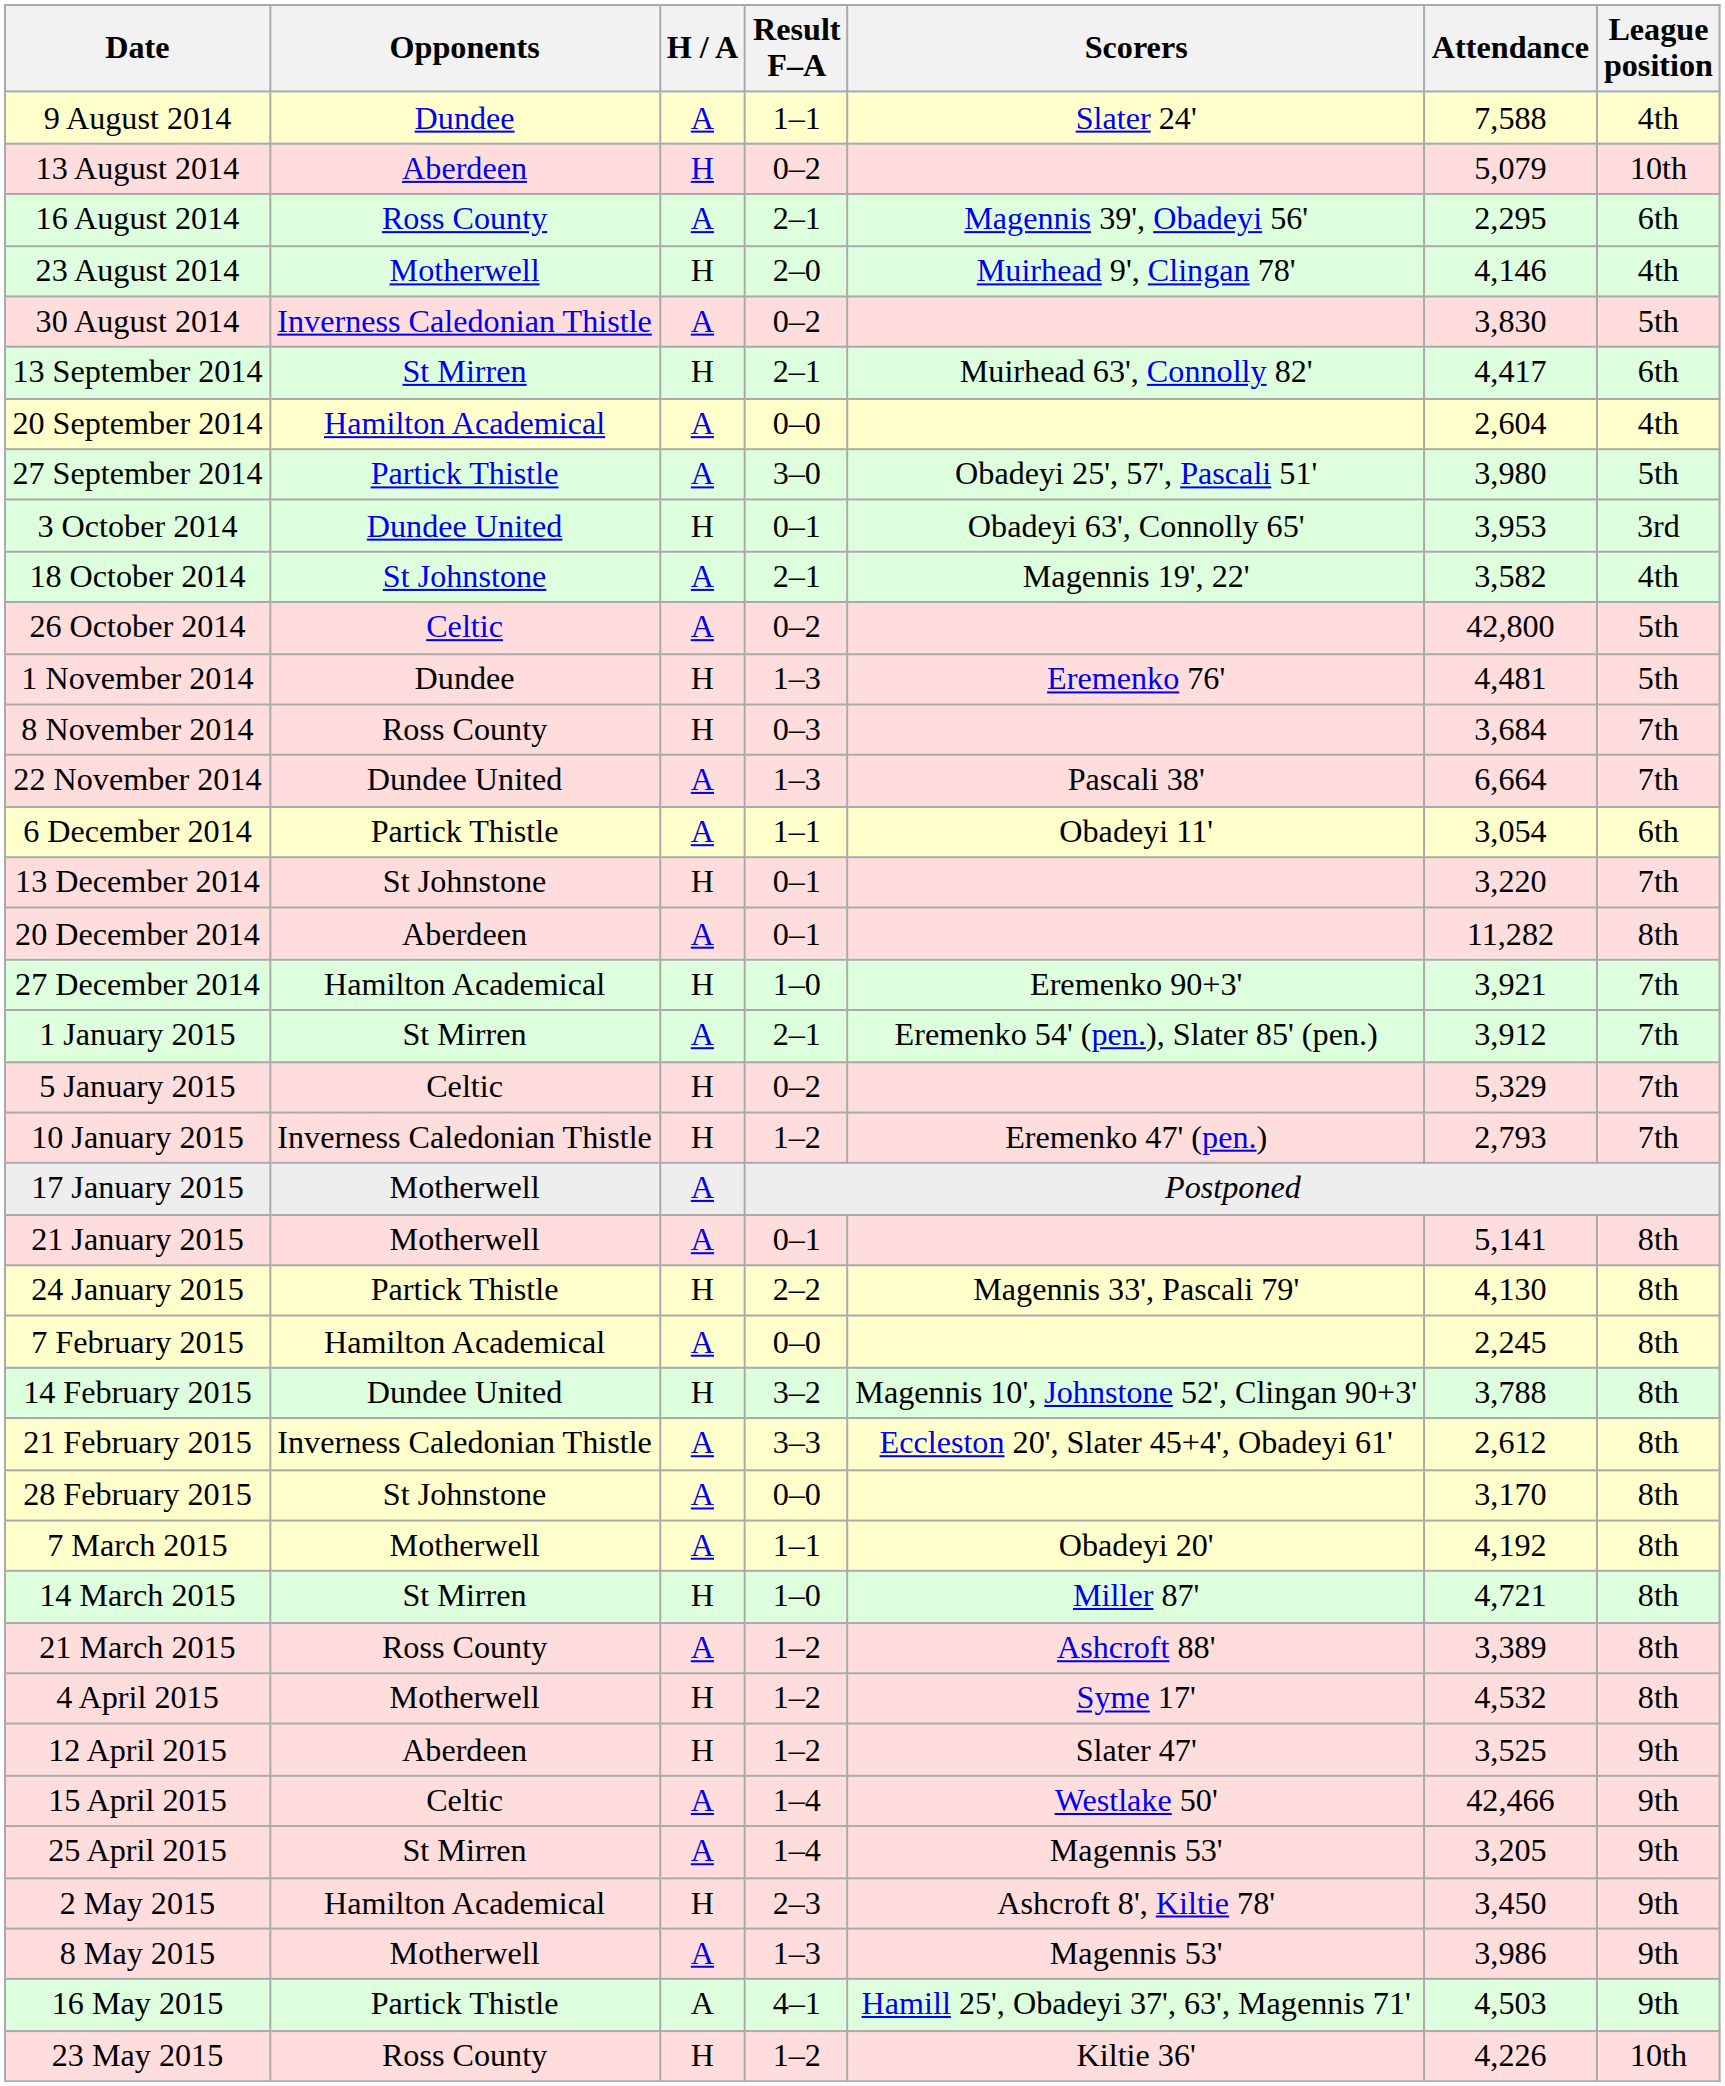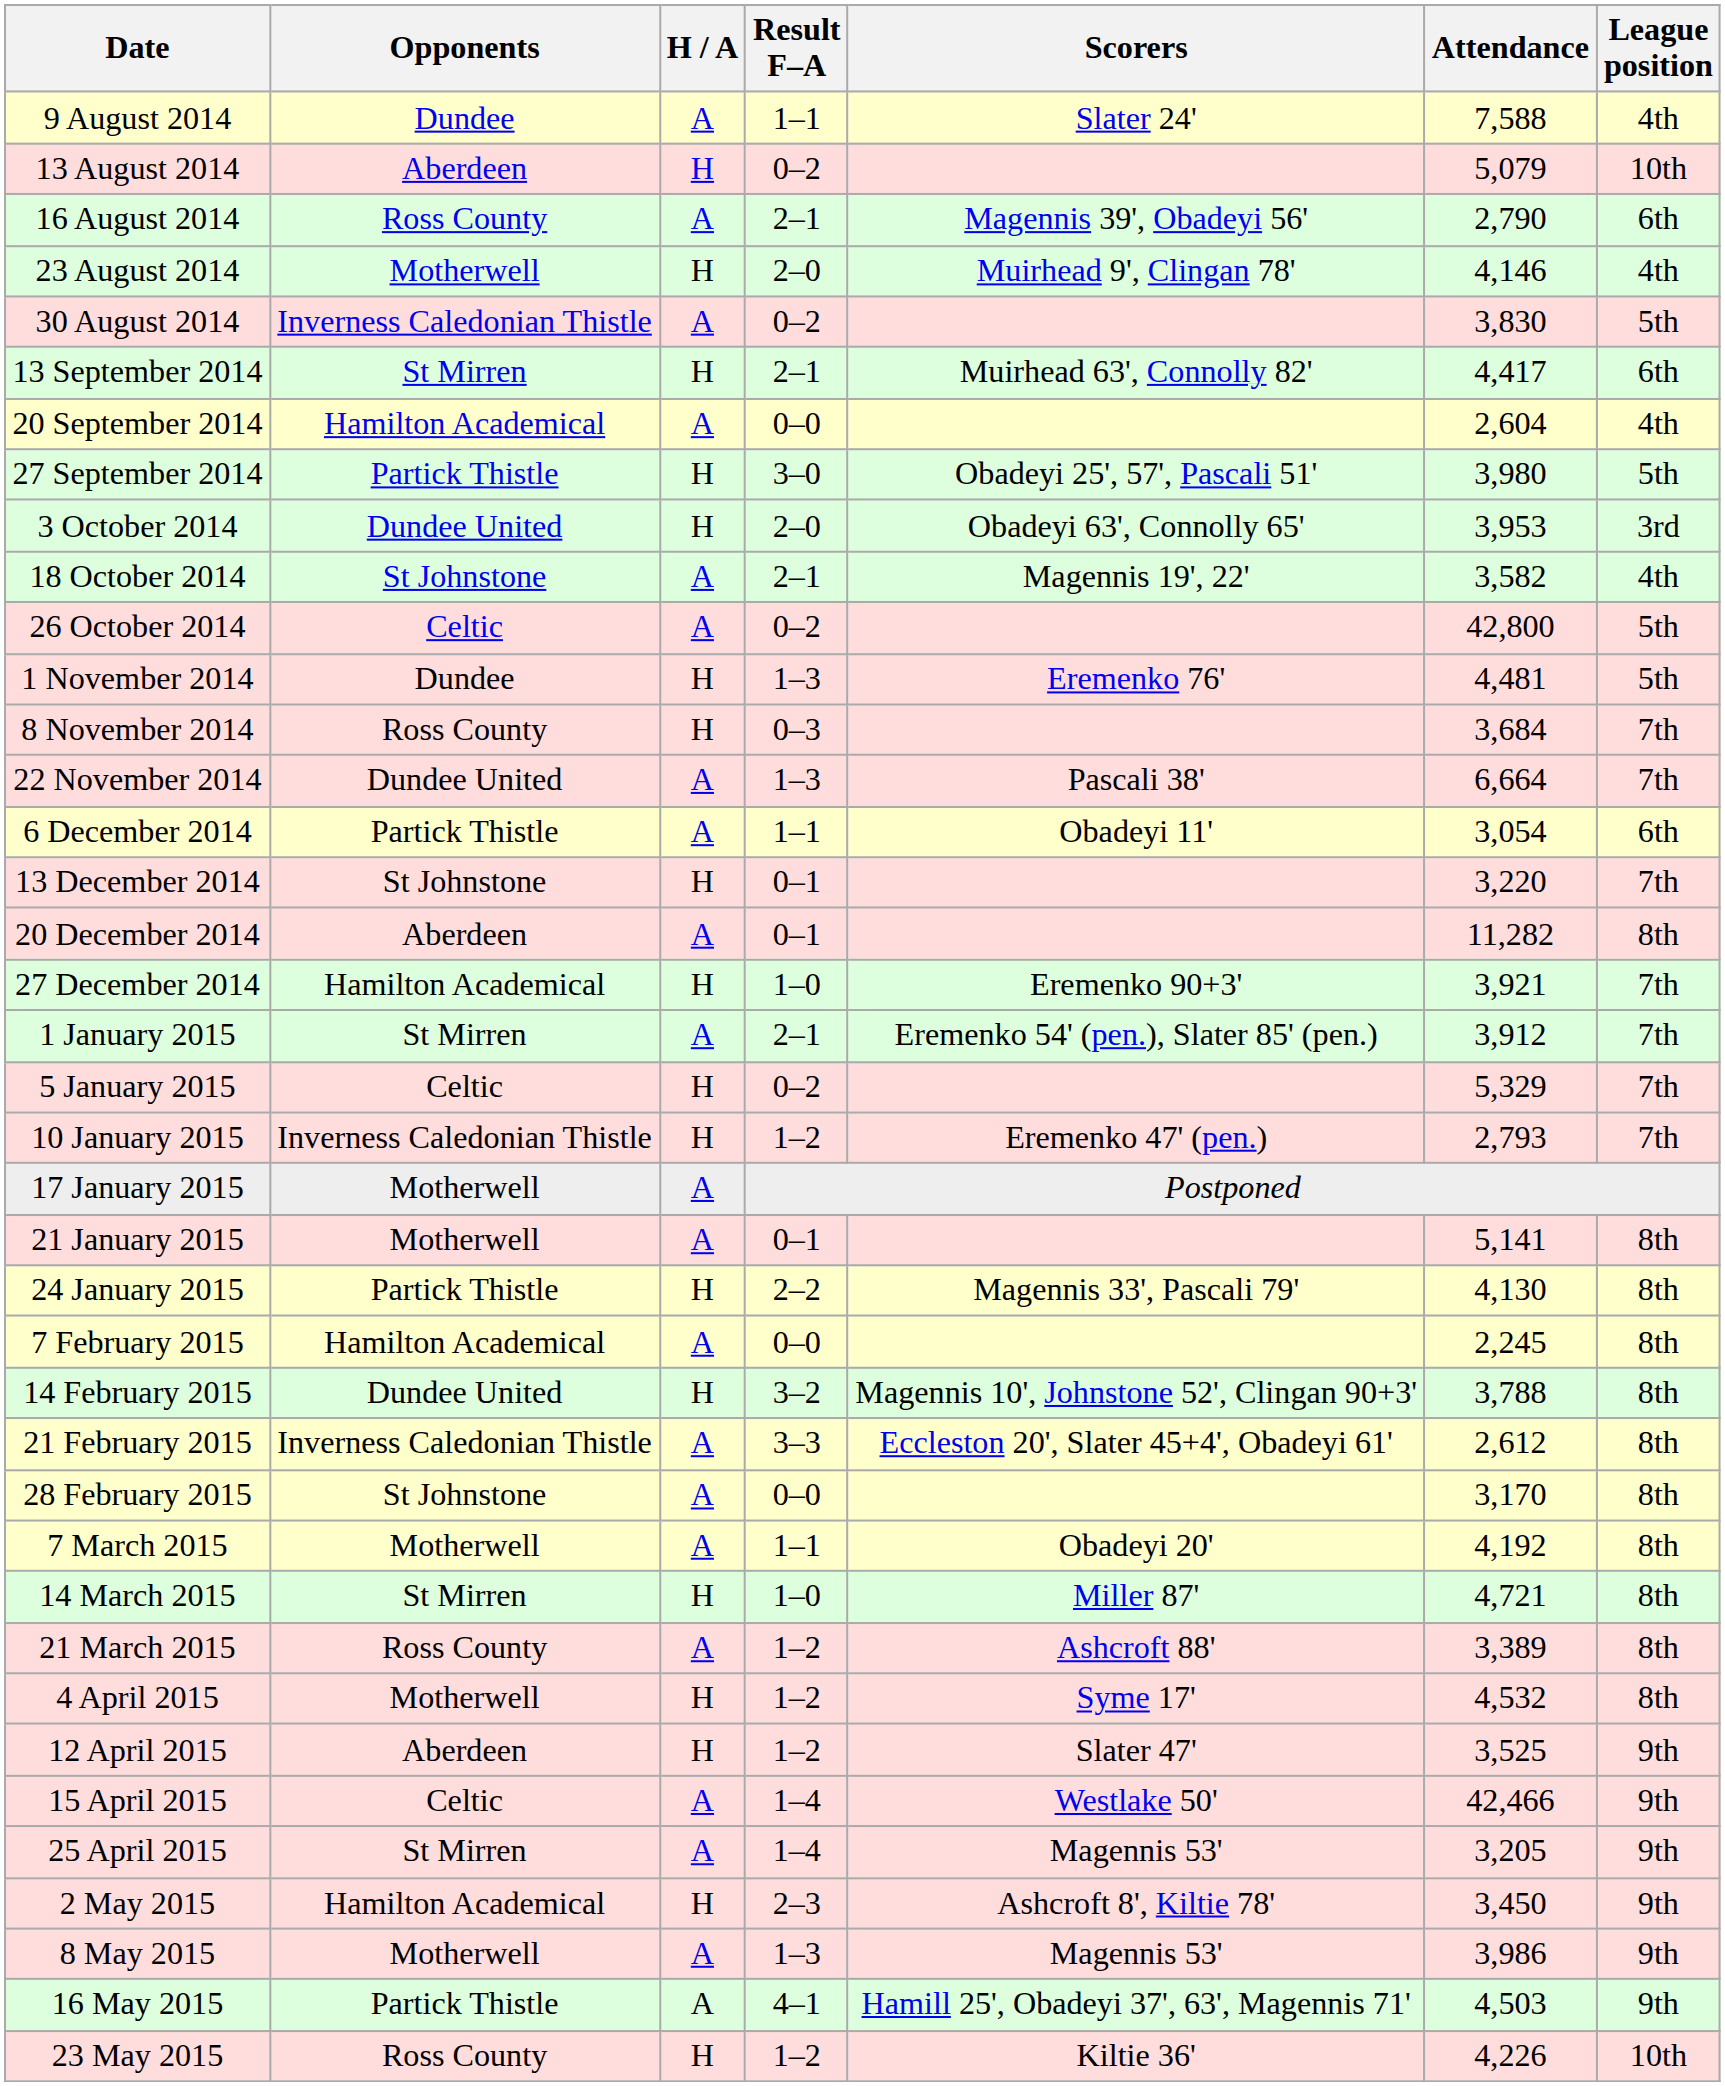(1510, 219) 2,295 -> (1510, 219) 2,790
(702, 474) A -> (702, 474) H
(797, 525) 0–1 -> (797, 525) 2–0
